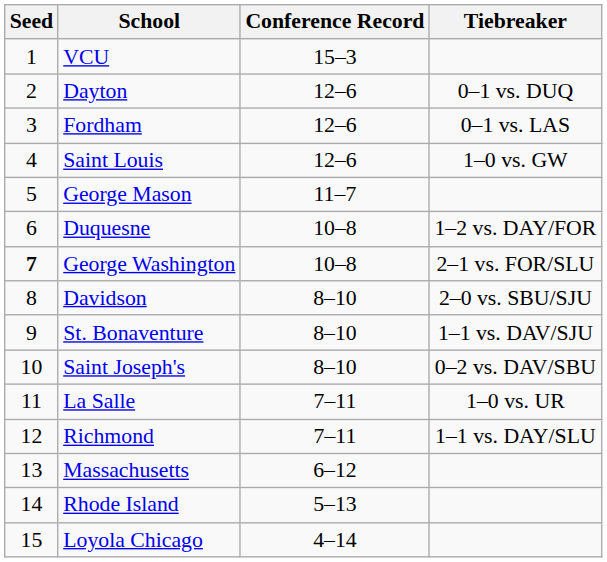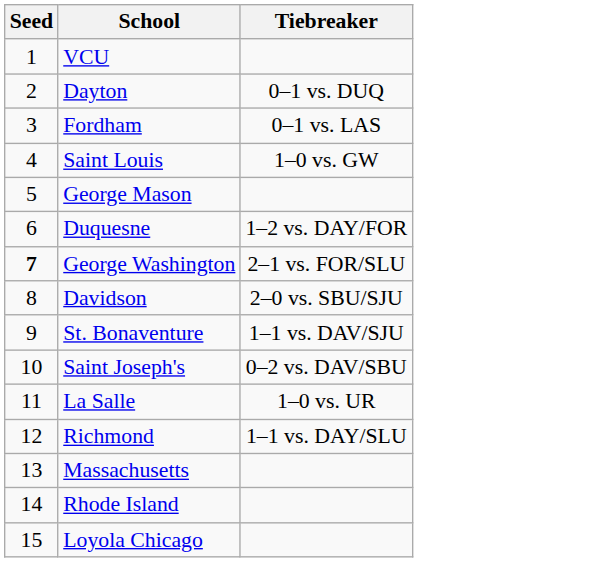- column: (335, 21)
